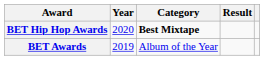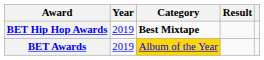(123, 30) 2020 -> (123, 30) 2019
(178, 47) no background -> (178, 47) gold background
